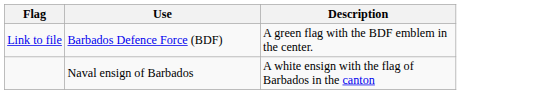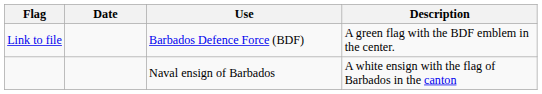+ column: (105, 14)
